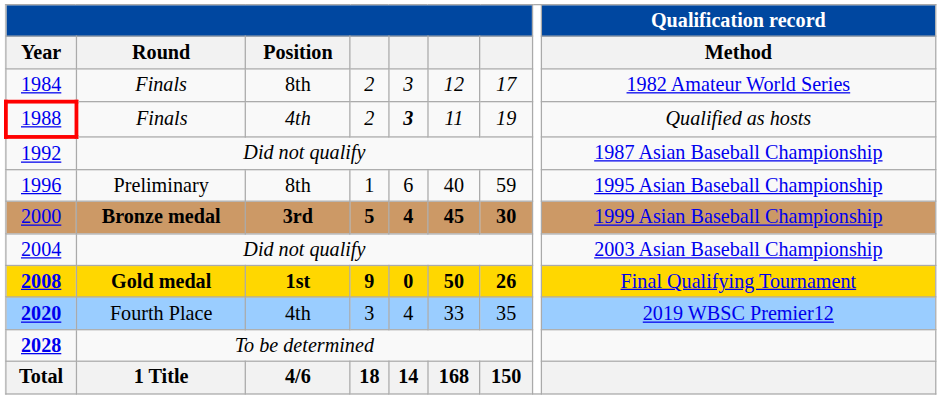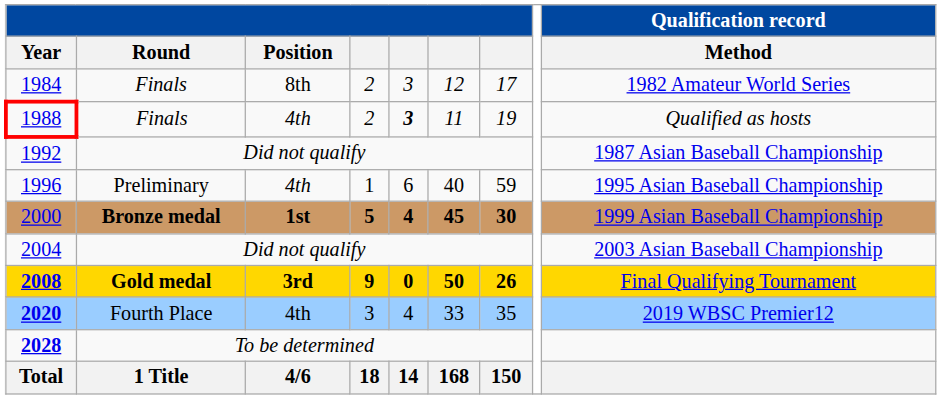(298, 185) 8th -> (298, 185) 4th
(298, 217) 3rd -> (298, 217) 1st
(298, 281) 1st -> (298, 281) 3rd
